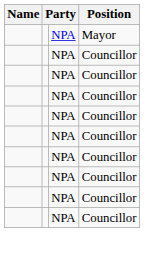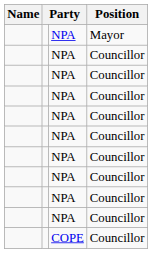+ row: (68, 237)
